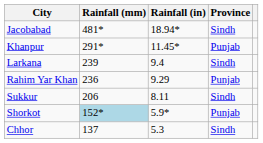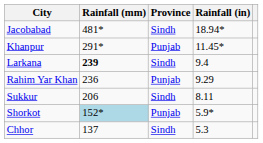columns swapped: (178, 12) <-> (230, 12)
(90, 63) normal -> (90, 63) bold
